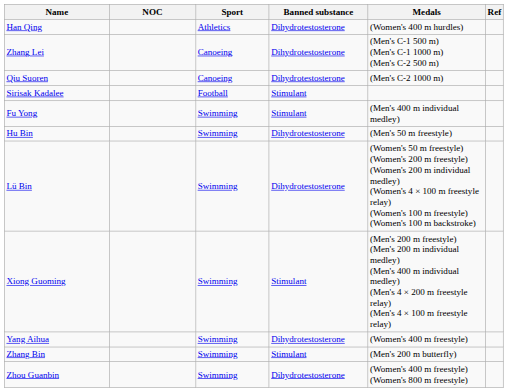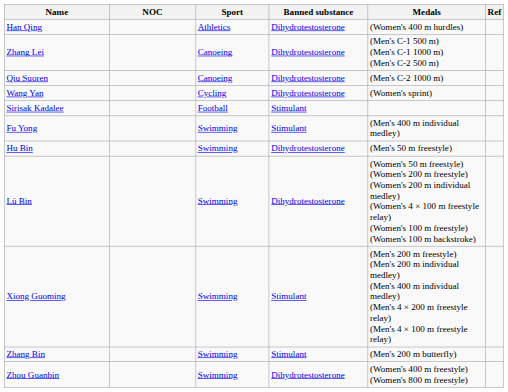+ row: (25, 93)
- row: (28, 339)
